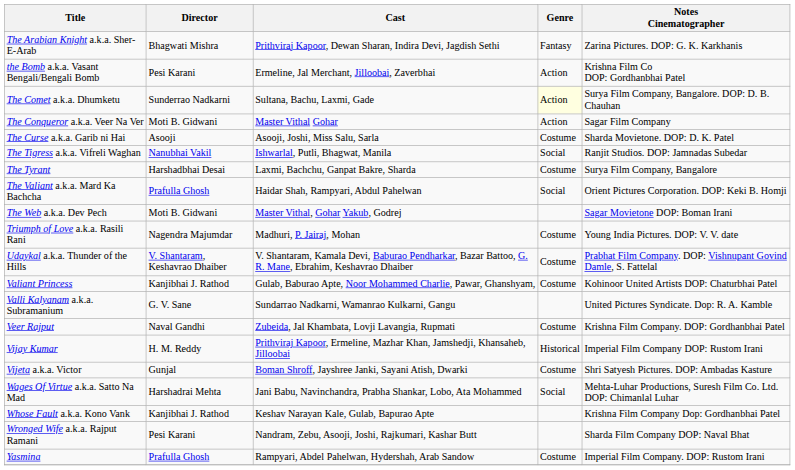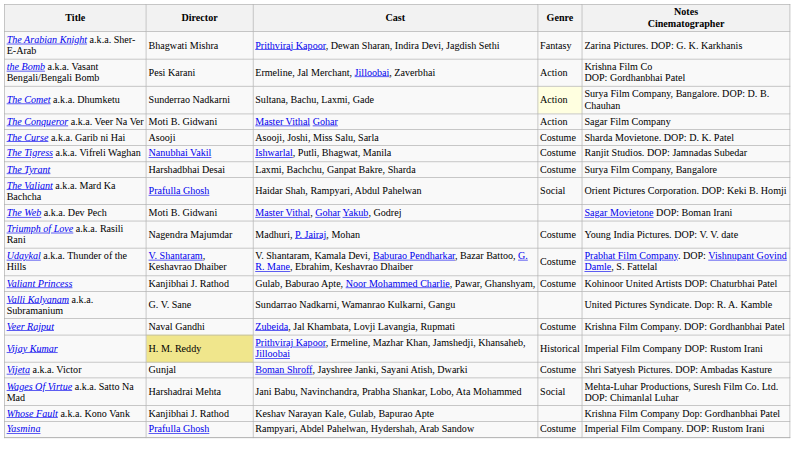(553, 153) Social -> (558, 153) Costume
(175, 348) no background -> (175, 348) khaki background
- row: (62, 435)
